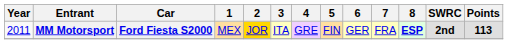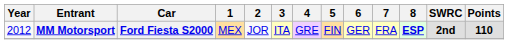(19, 30) 2011 -> (19, 30) 2012
(257, 30) gold background -> (258, 30) no background
(483, 30) 113 -> (484, 30) 110
